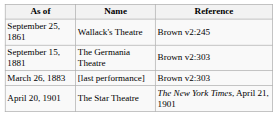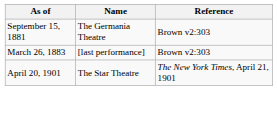- row: (34, 32)
